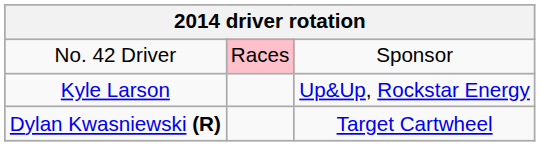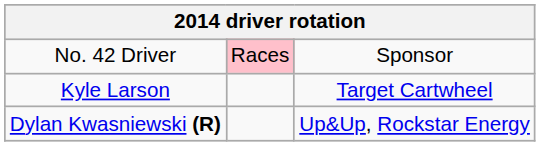(415, 90) Up&Up, Rockstar Energy -> (415, 90) Target Cartwheel
(415, 124) Target Cartwheel -> (415, 124) Up&Up, Rockstar Energy
